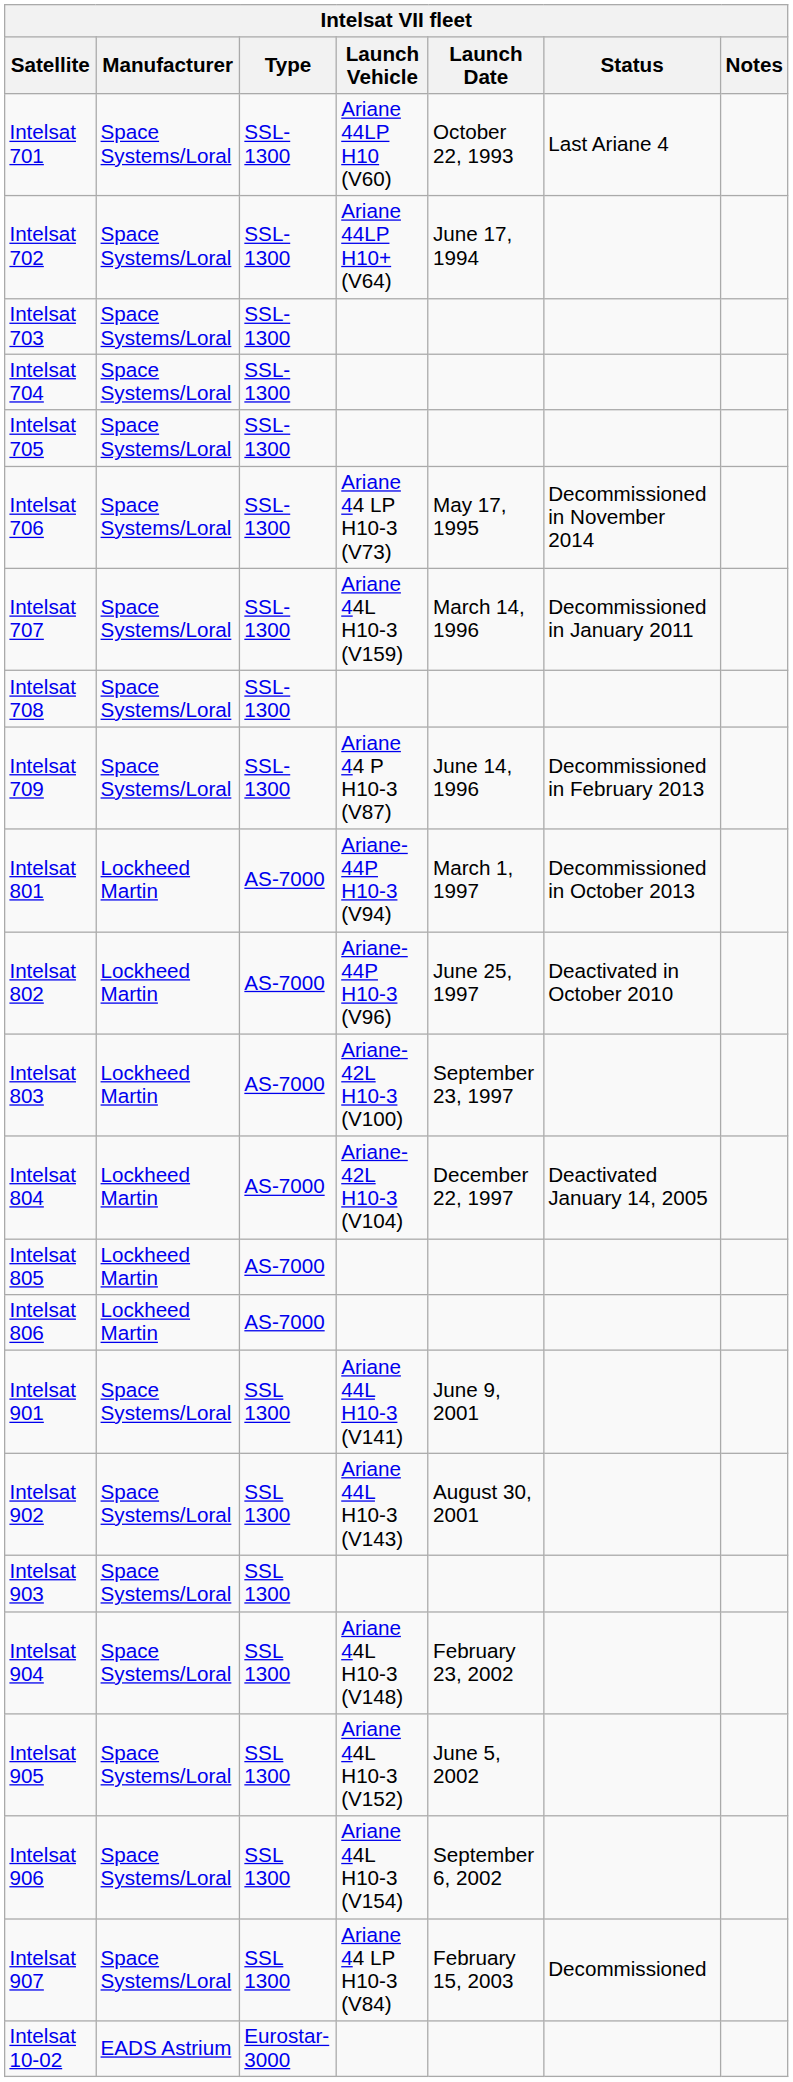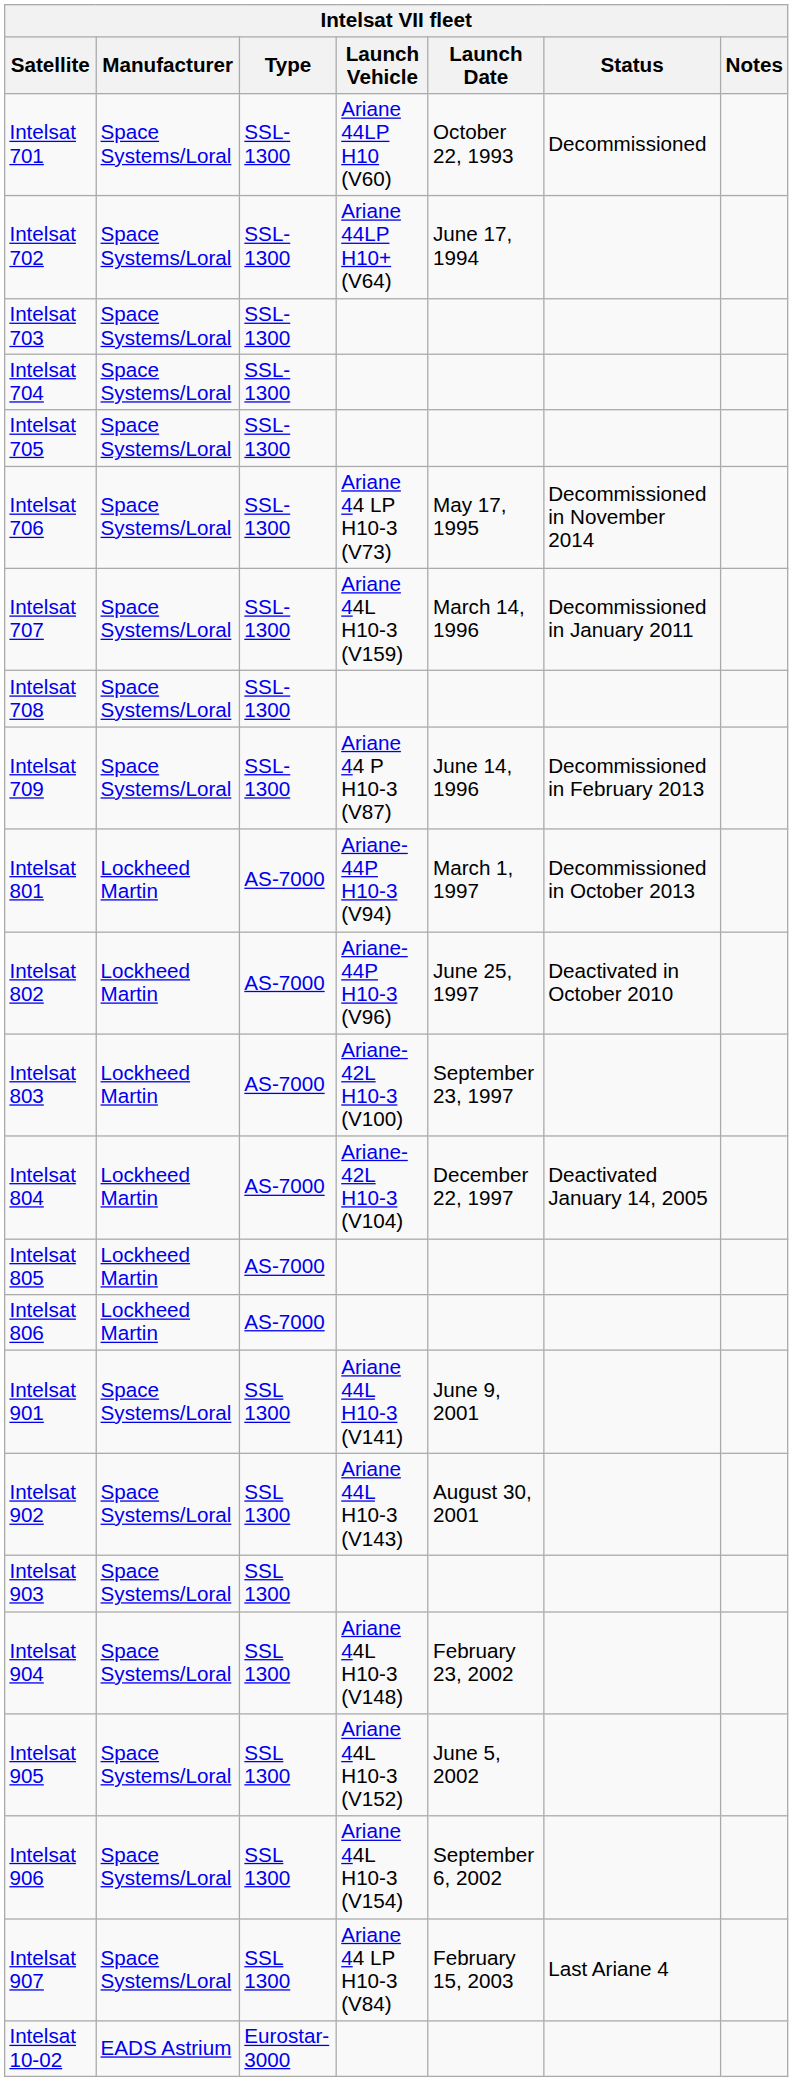(608, 144) Last Ariane 4 -> (627, 144) Decommissioned
(627, 1969) Decommissioned -> (608, 1969) Last Ariane 4
